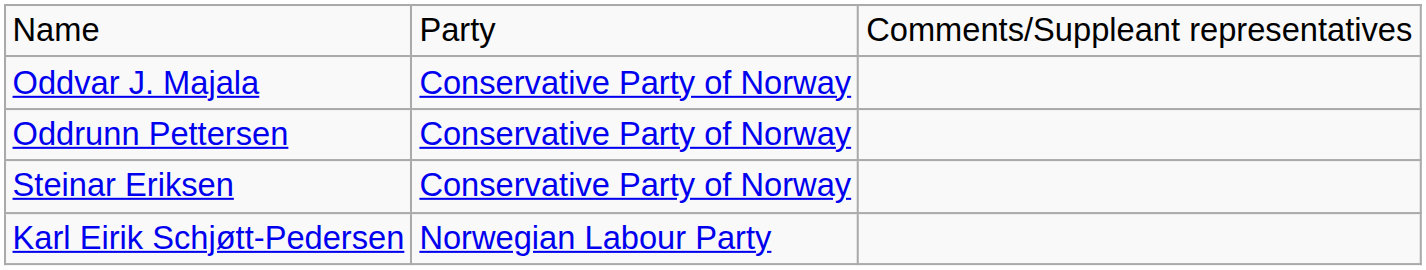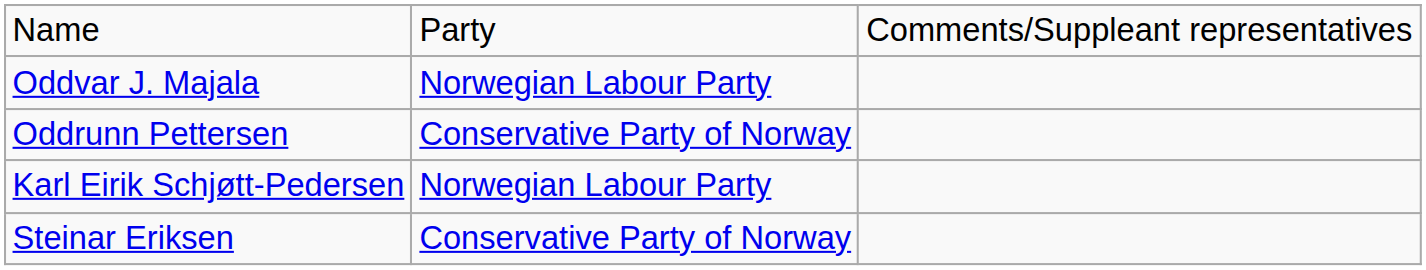(635, 82) Conservative Party of Norway -> (595, 82) Norwegian Labour Party
rows swapped: (123, 185) <-> (208, 237)
